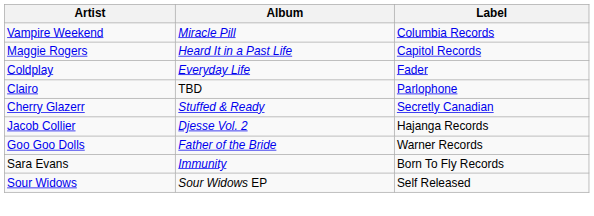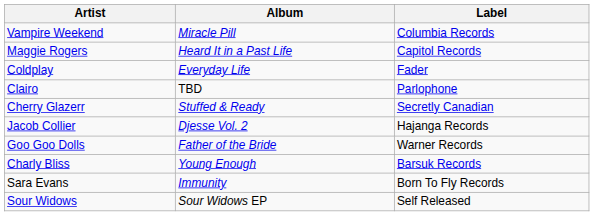+ row: (38, 164)
